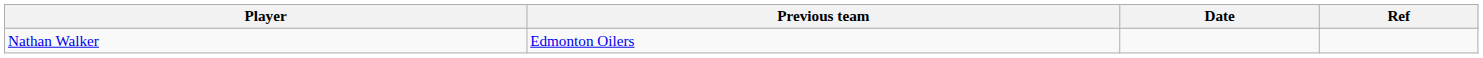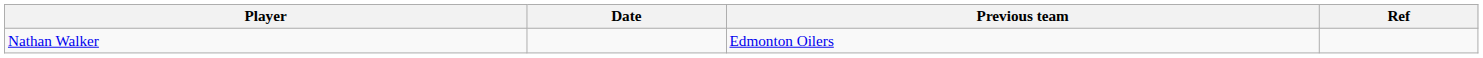columns swapped: (823, 16) <-> (1220, 16)
